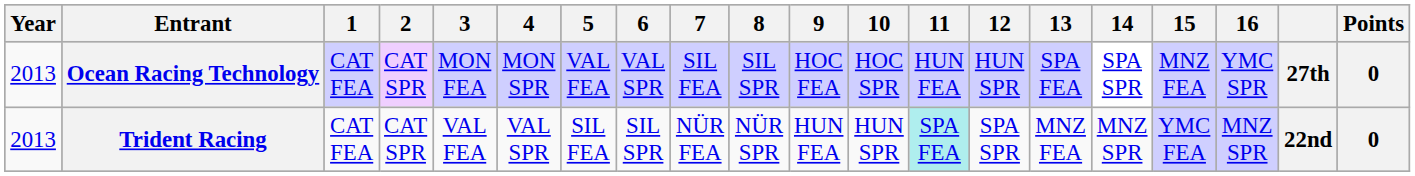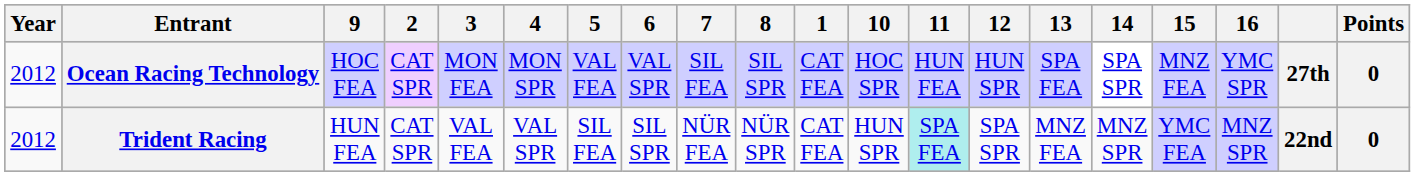columns swapped: (352, 22) <-> (819, 22)
(33, 74) 2013 -> (33, 74) 2012
(33, 138) 2013 -> (33, 138) 2012
